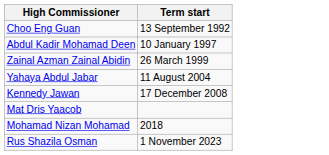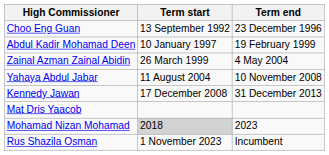+ column: (278, 12)
(151, 126) no background -> (151, 126) lightgrey background
